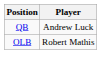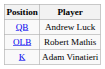+ row: (22, 57)
